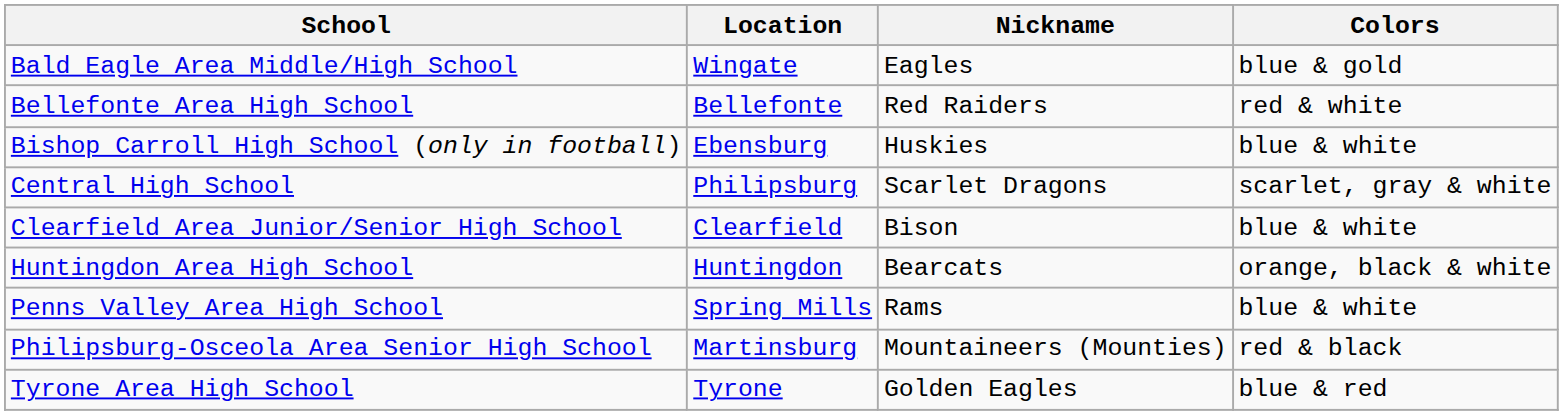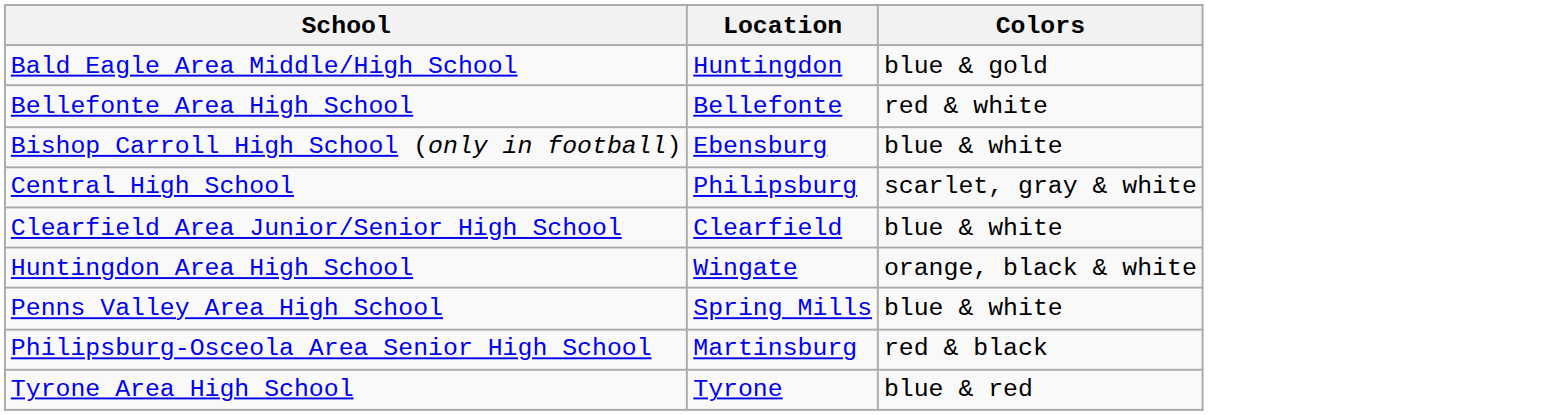- column: (1055, 25)
(745, 66) Wingate -> (768, 66) Huntingdon
(768, 268) Huntingdon -> (745, 268) Wingate
